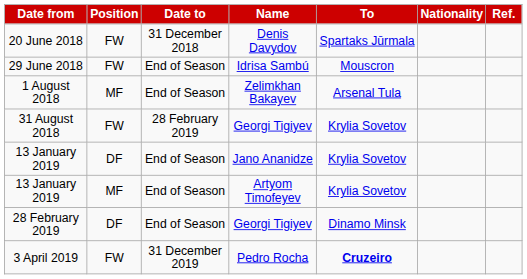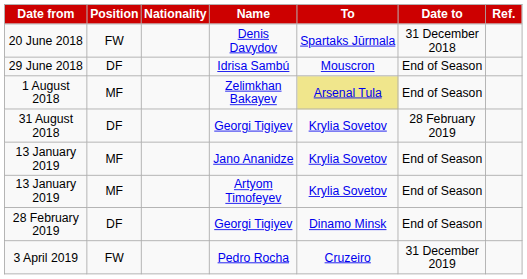columns swapped: (452, 14) <-> (185, 14)
(114, 67) FW -> (114, 67) DF
(367, 93) no background -> (348, 93) khaki background
(114, 126) FW -> (114, 126) DF
(114, 159) DF -> (114, 159) MF
(367, 258) bold -> (348, 258) normal
